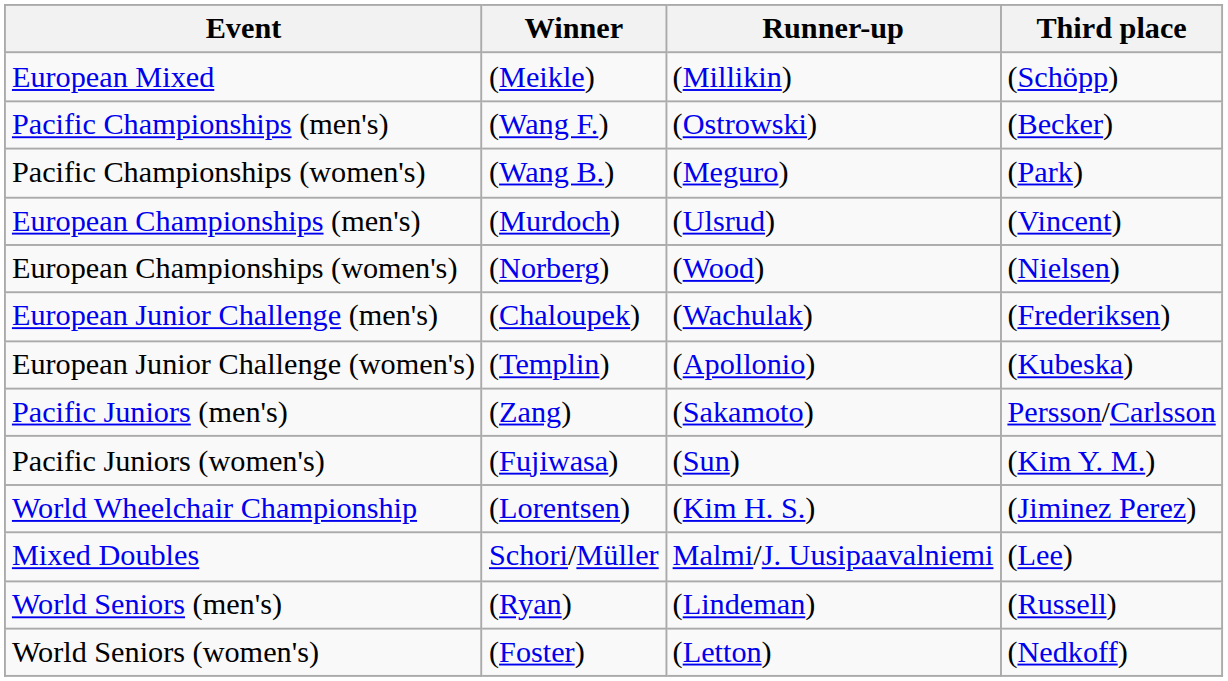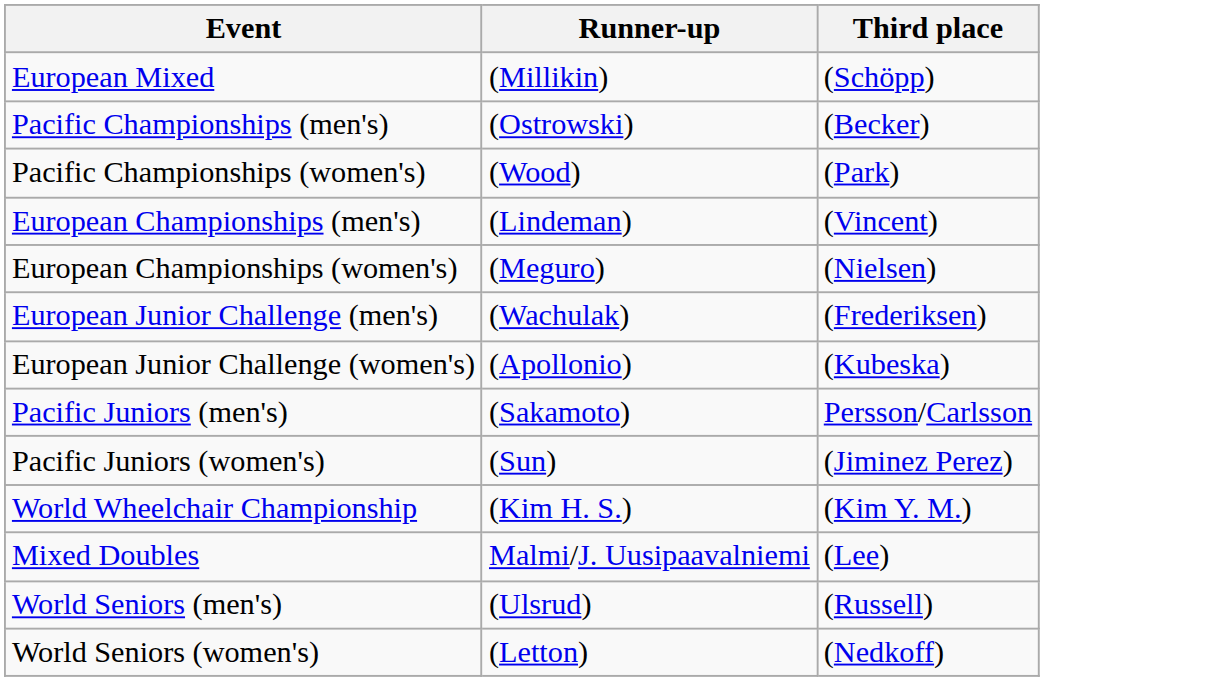- column: (574, 28)
(731, 172) (Meguro) -> (535, 172) (Wood)
(724, 220) (Ulsrud) -> (560, 220) (Lindeman)
(718, 268) (Wood) -> (547, 268) (Meguro)
(1081, 460) (Kim Y. M.) -> (918, 460) (Jiminez Perez)
(1102, 508) (Jiminez Perez) -> (898, 508) (Kim Y. M.)
(744, 603) (Lindeman) -> (540, 603) (Ulsrud)
